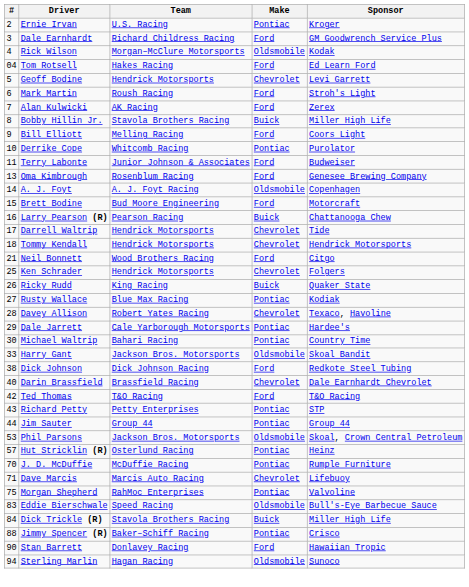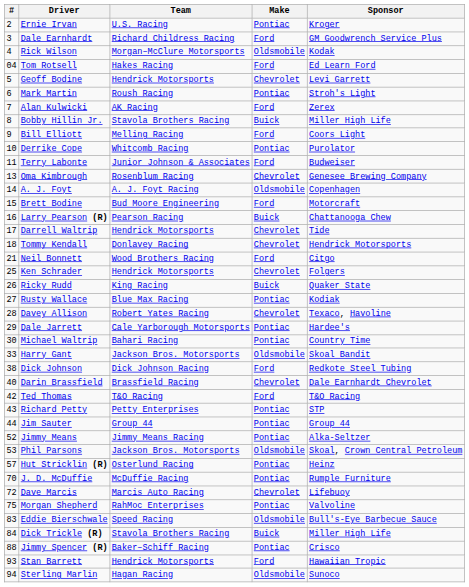(264, 94) Ford -> (272, 94) Pontiac
(264, 177) Ford -> (277, 177) Chevrolet
(163, 245) Hendrick Motorsports -> (150, 245) Donlavey Racing
+ row: (49, 438)
(12, 479) 71 -> (12, 493) 72
(12, 548) 90 -> (12, 562) 93
(150, 548) Donlavey Racing -> (163, 562) Hendrick Motorsports
